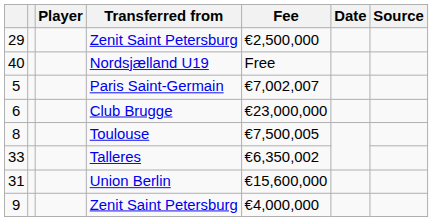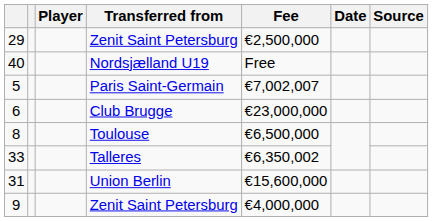(282, 134) €7,500,005 -> (282, 134) €6,500,000
